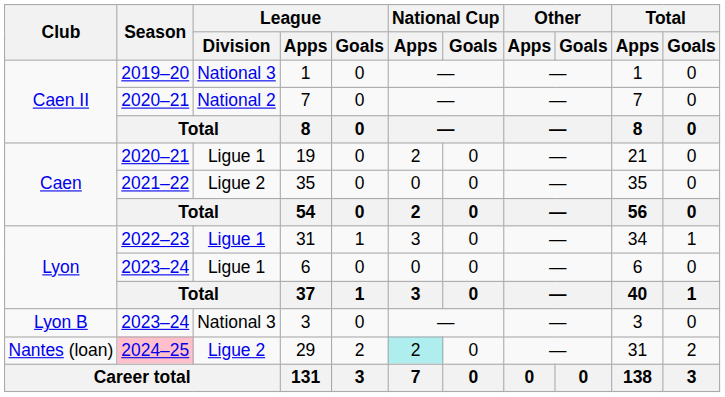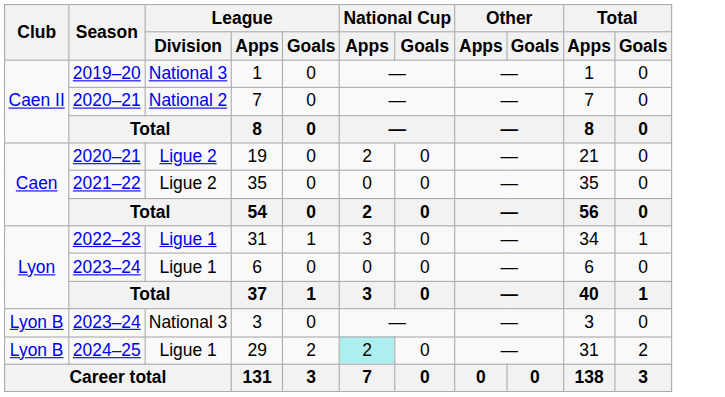(237, 156) Ligue 1 -> (188, 156) Ligue 2
(61, 350) Nantes (loan) -> (37, 350) Lyon B
(155, 350) pink background -> (107, 350) no background
(237, 350) Ligue 2 -> (188, 350) Ligue 1
